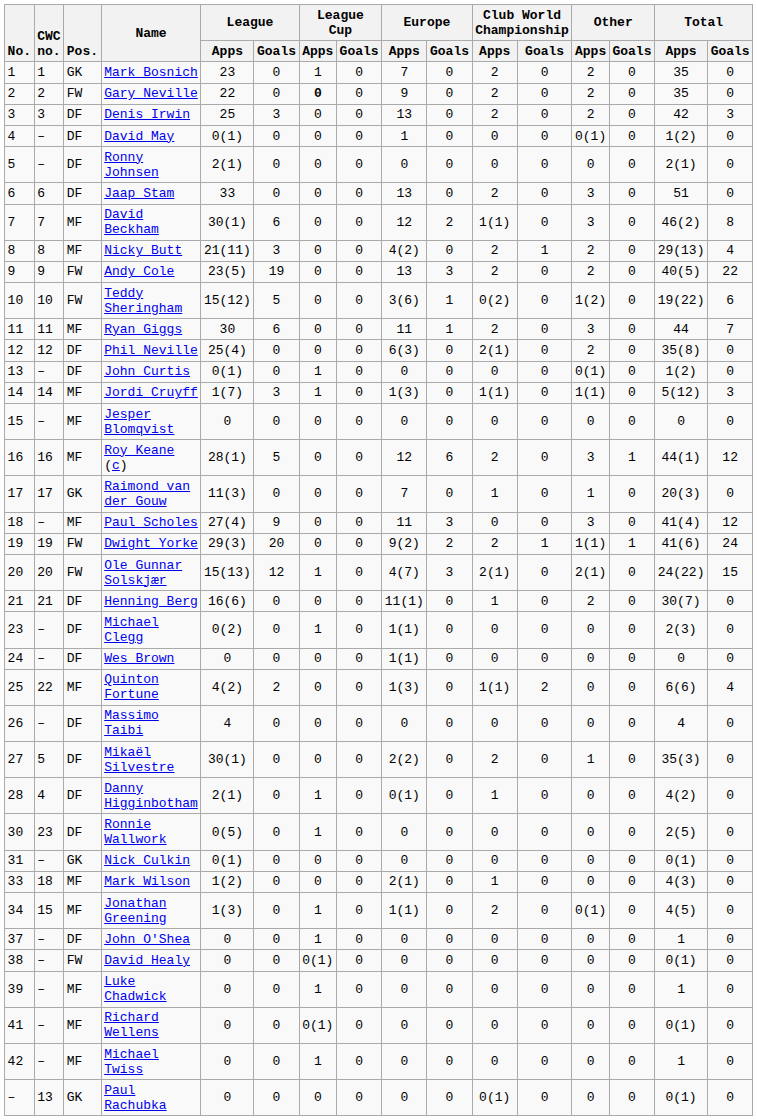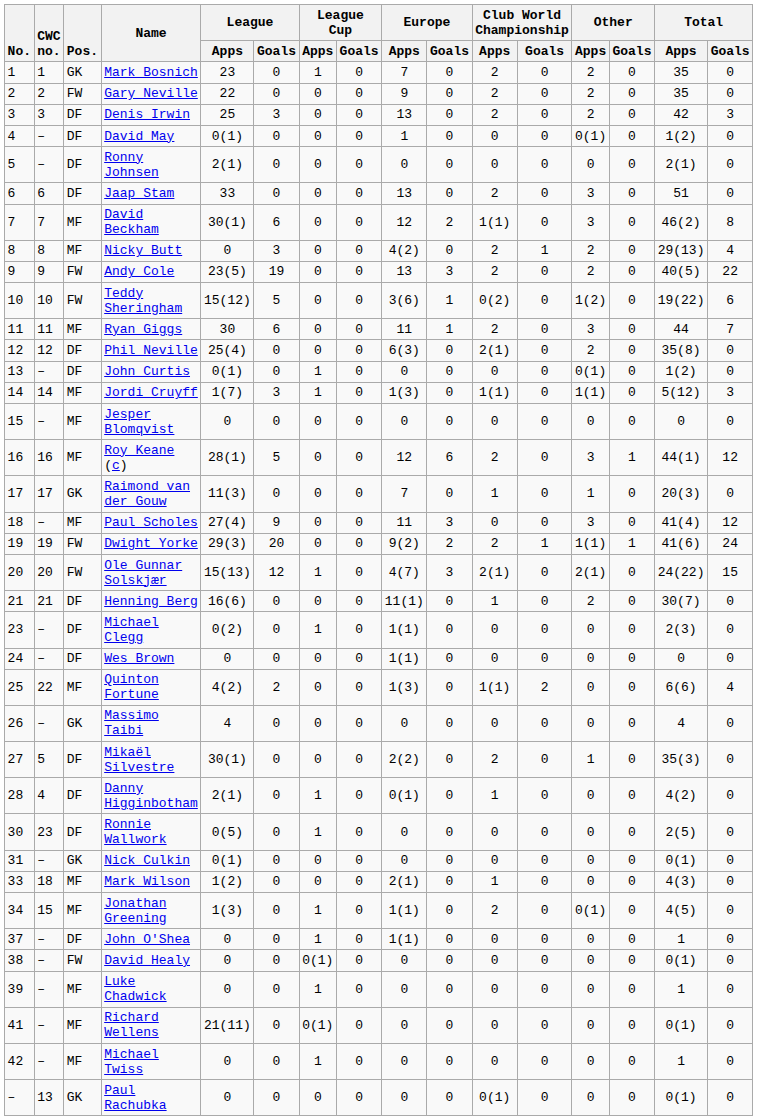(318, 94) bold -> (318, 94) normal
(227, 251) 21(11) -> (227, 251) 0
(75, 723) DF -> (75, 723) GK
(404, 939) 0 -> (404, 939) 1(1)
(227, 1025) 0 -> (227, 1025) 21(11)
